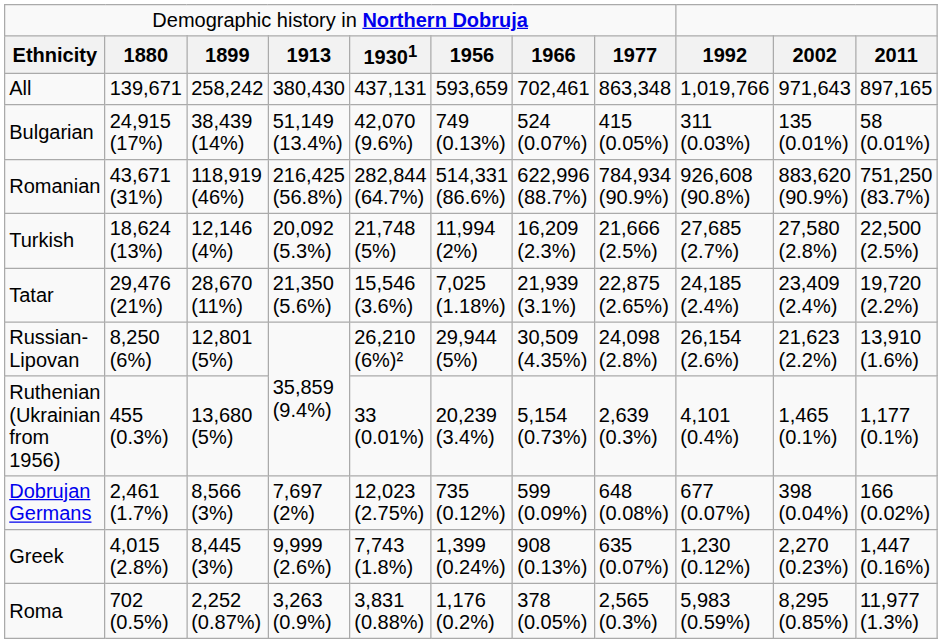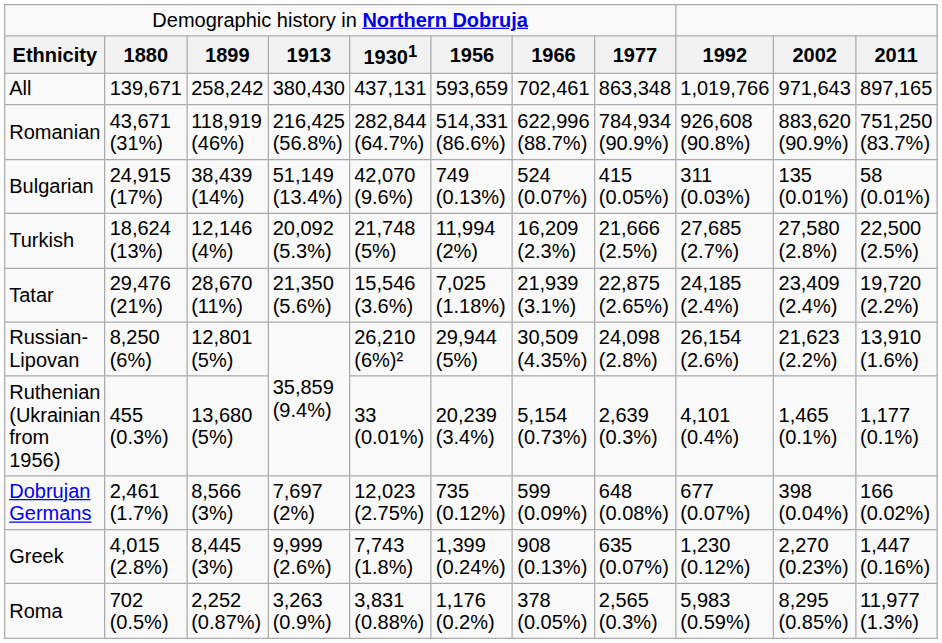rows swapped: (55, 186) <-> (51, 132)
